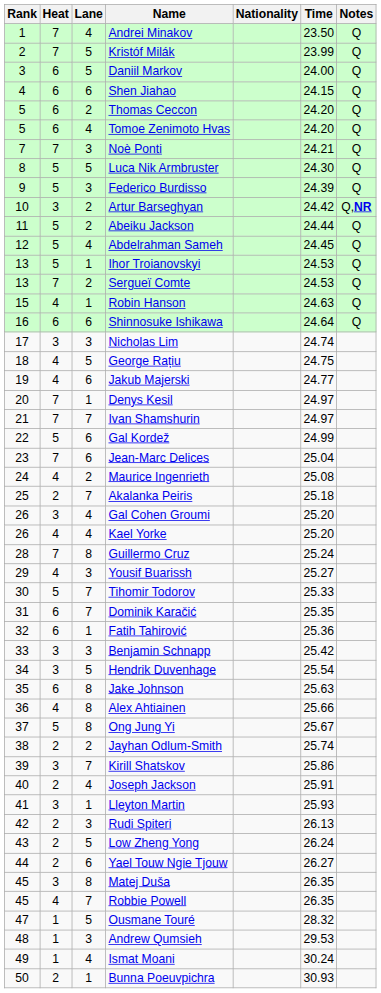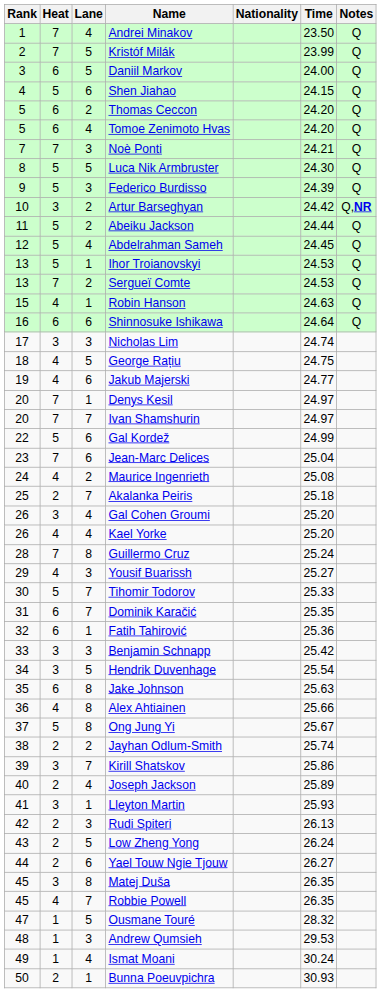(56, 91) 6 -> (56, 91) 5
(22, 419) 21 -> (22, 419) 20
(319, 785) 25.91 -> (319, 785) 25.89
